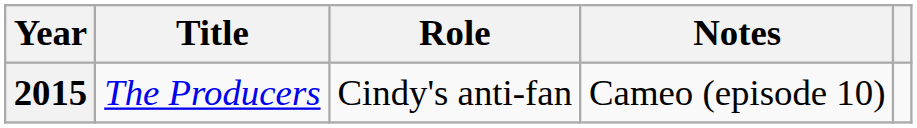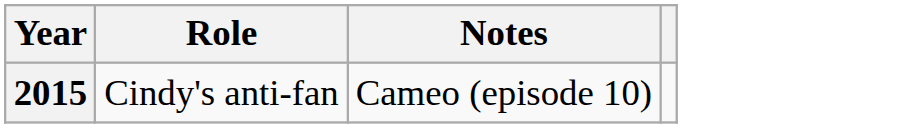- column: (212, 33)
